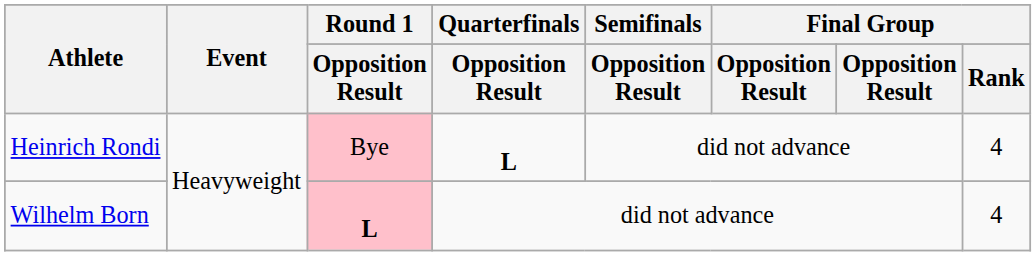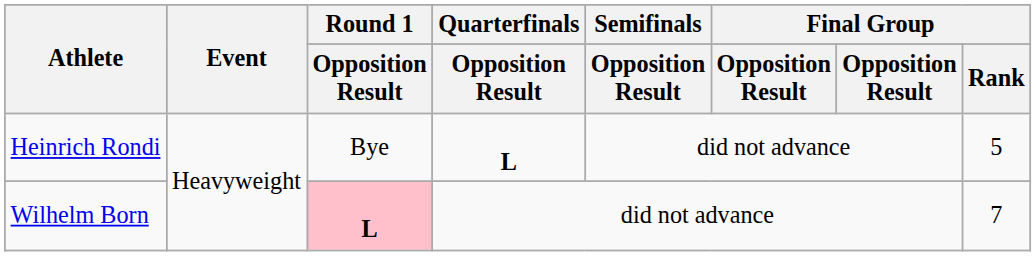(370, 146) pink background -> (370, 146) no background
(996, 146) 4 -> (996, 146) 5
(996, 215) 4 -> (996, 215) 7
